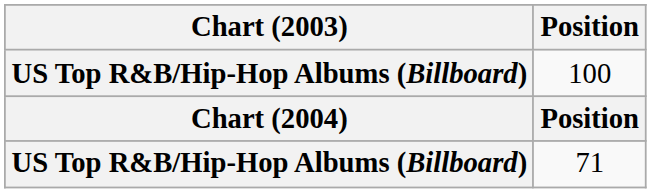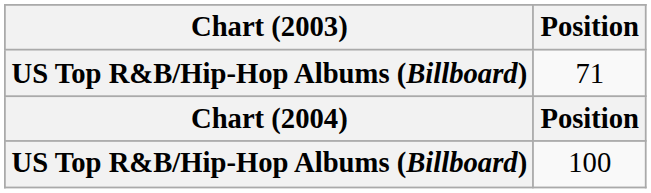rows swapped: (590, 72) <-> (590, 163)
